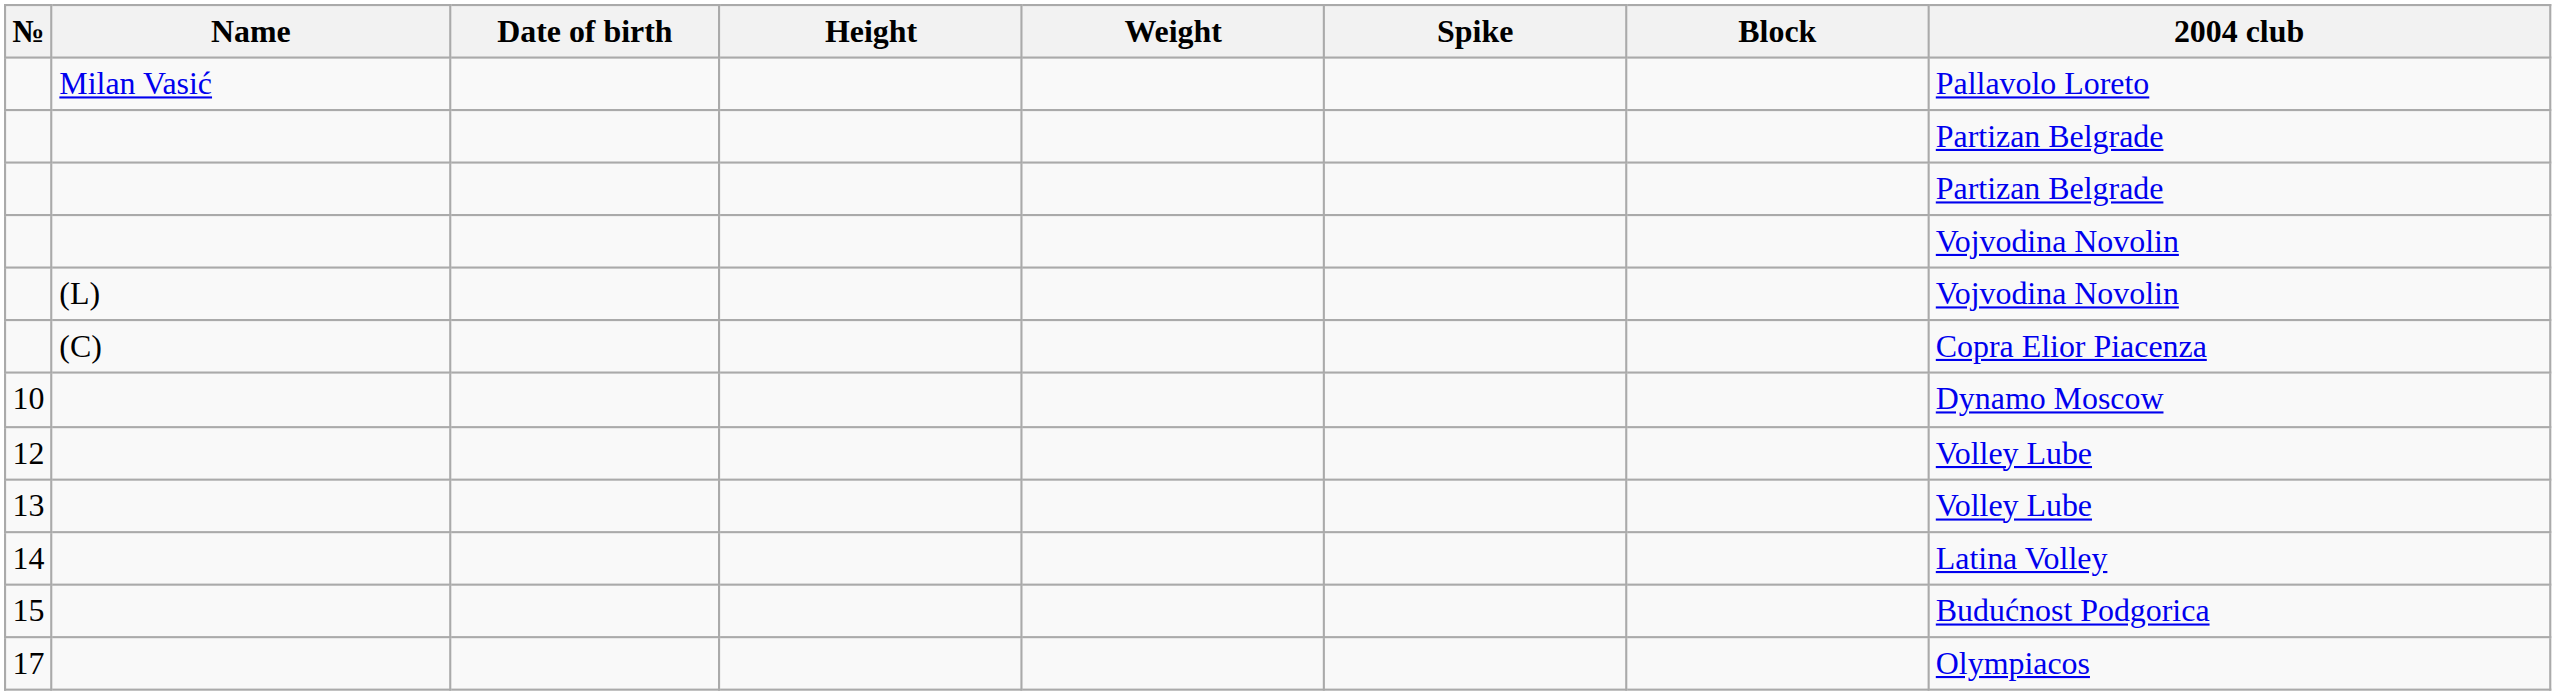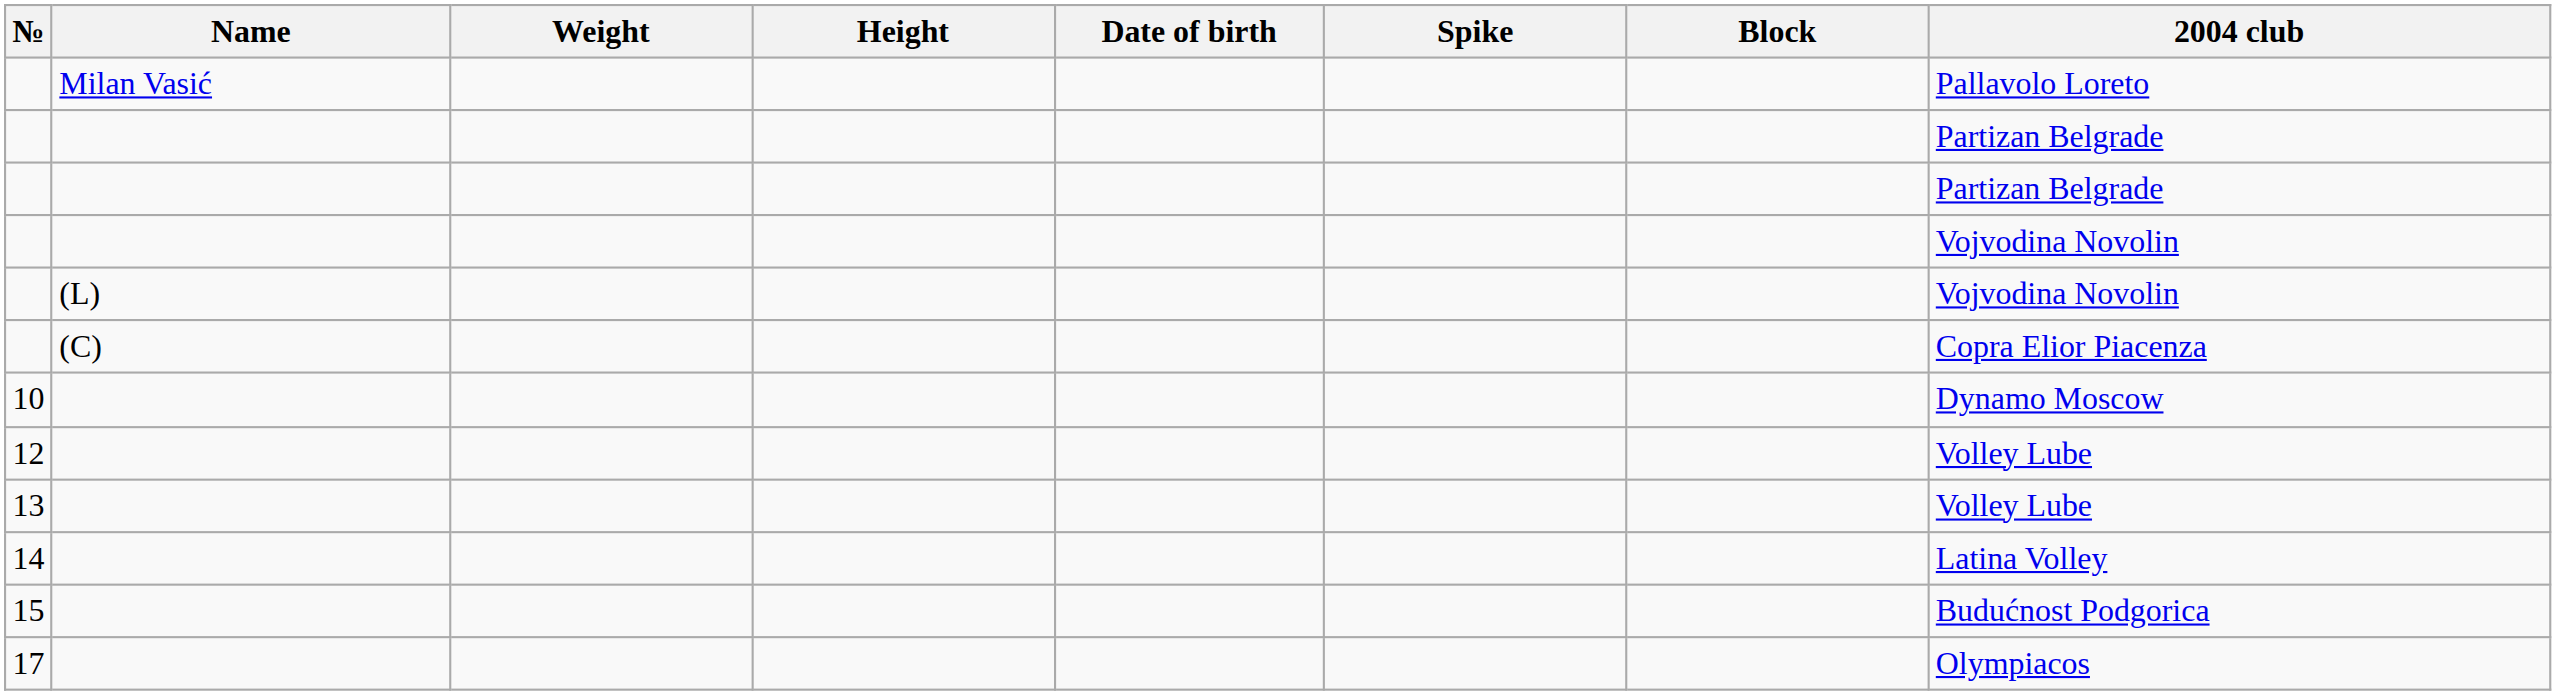columns swapped: (585, 31) <-> (1173, 31)
